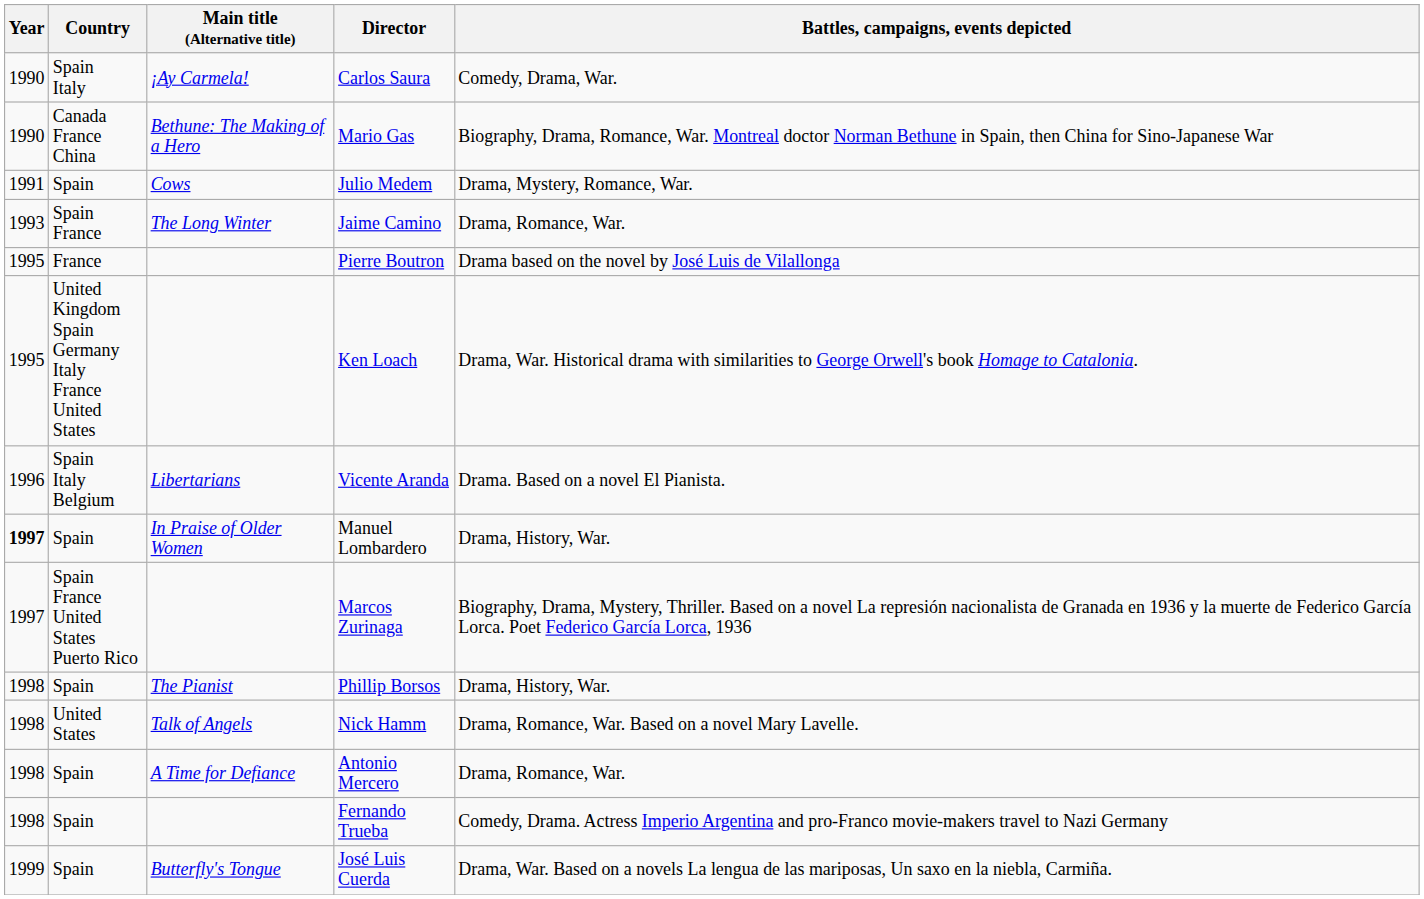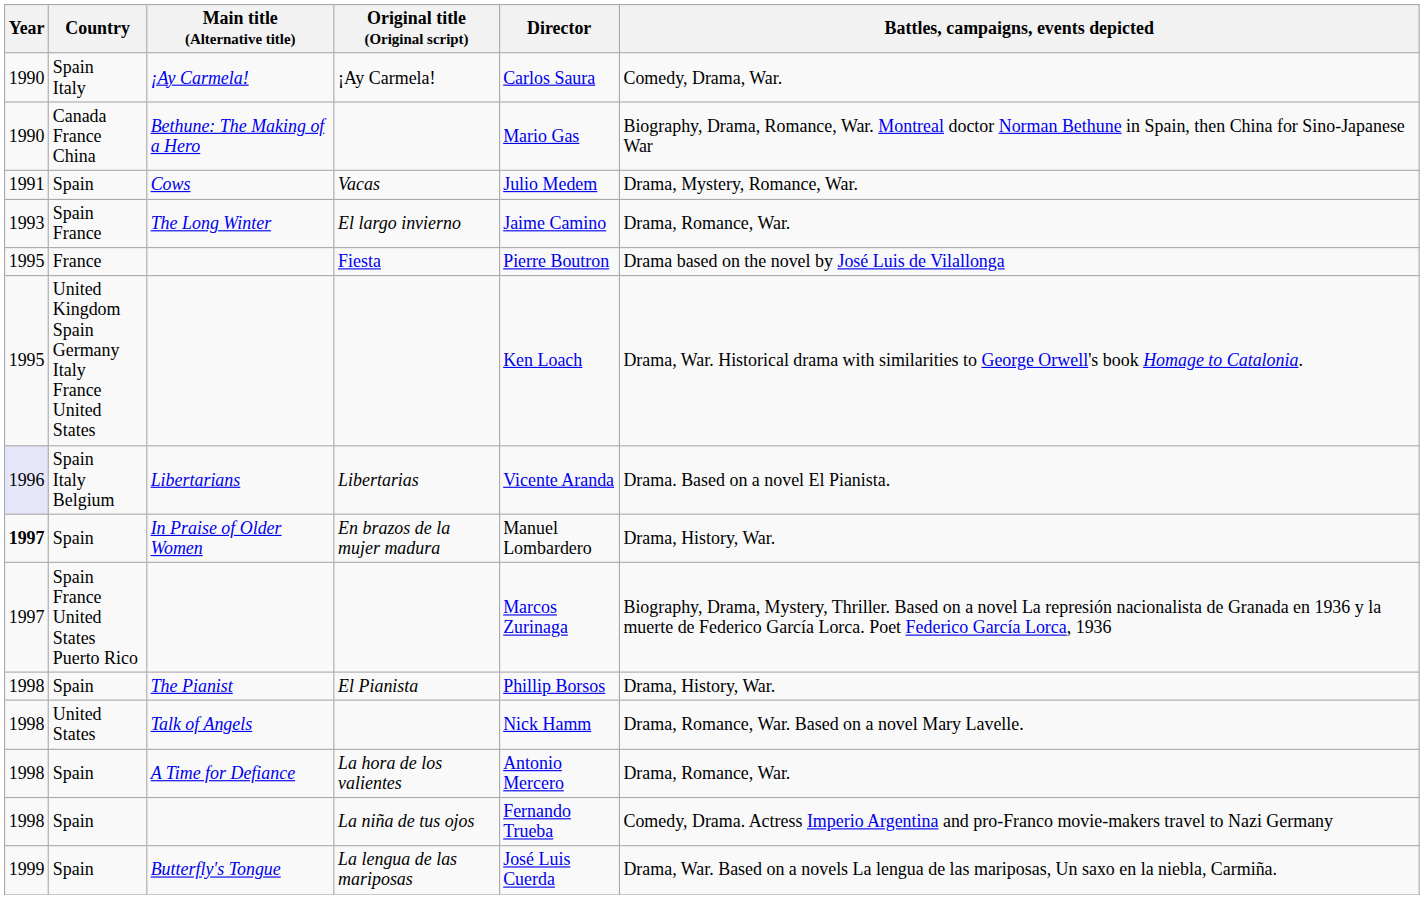+ column: (417, 28)
(27, 479) no background -> (27, 479) lavender background
